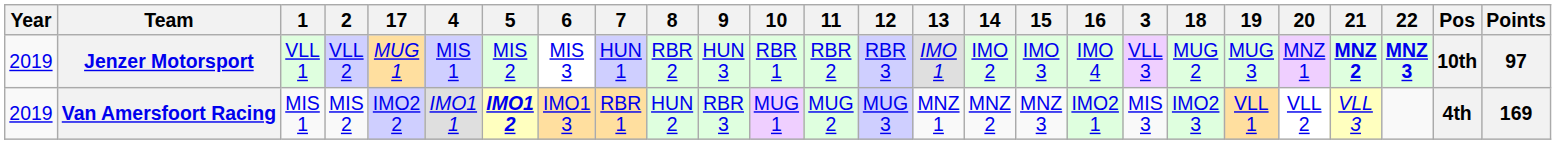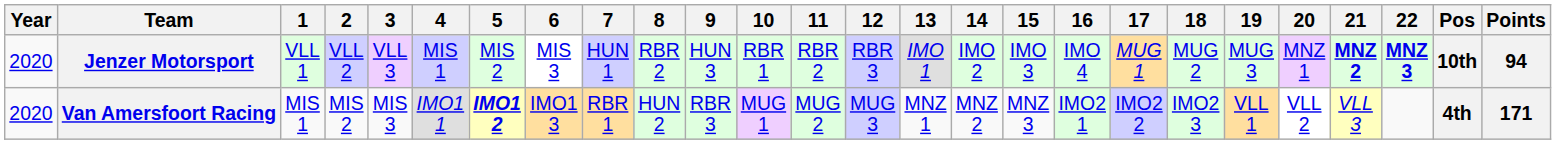columns swapped: (1145, 20) <-> (397, 20)
(31, 61) 2019 -> (31, 61) 2020
(1516, 61) 97 -> (1516, 61) 94
(31, 113) 2019 -> (31, 113) 2020
(1516, 113) 169 -> (1516, 113) 171
